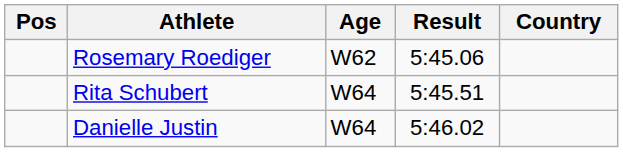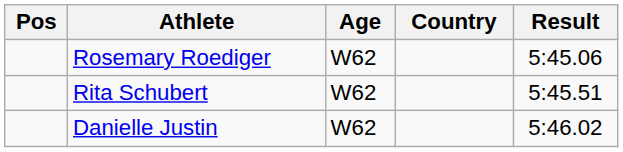columns swapped: (559, 22) <-> (447, 22)
(353, 92) W64 -> (353, 92) W62
(353, 127) W64 -> (353, 127) W62
